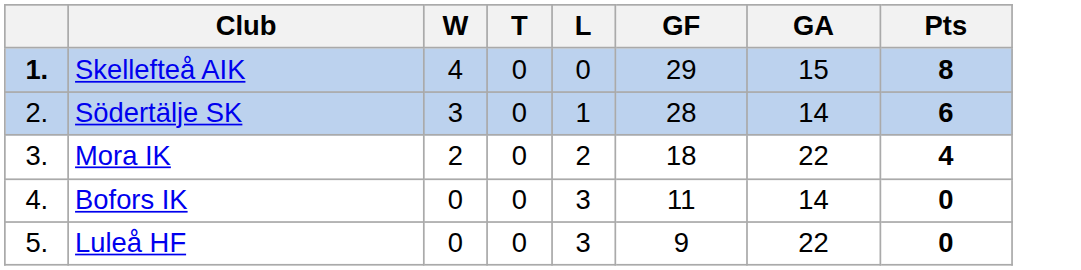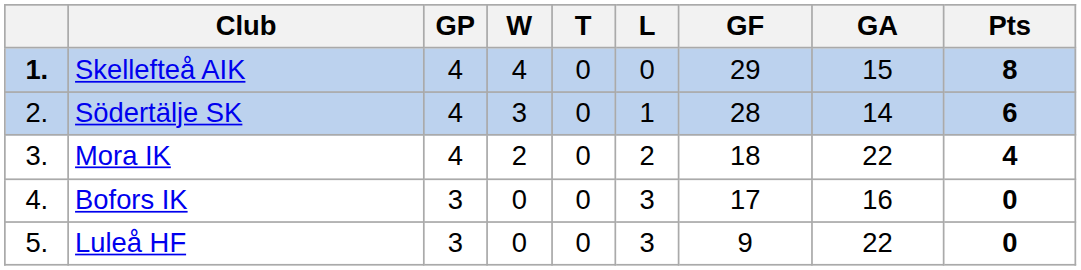+ column: (455, 26)
(681, 199) 11 -> (745, 199) 17
(814, 199) 14 -> (877, 199) 16
